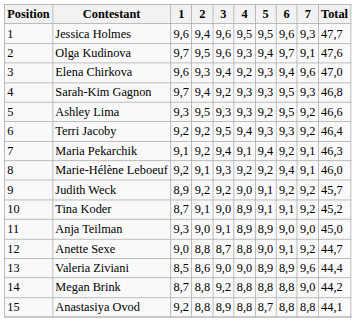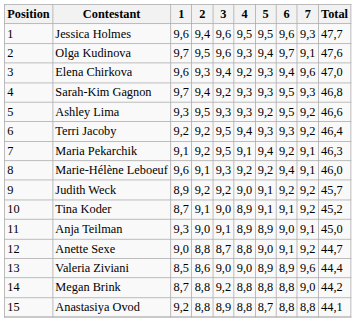(223, 151) 9,4 -> (223, 151) 9,5
(181, 170) 9,2 -> (181, 170) 9,6
(308, 229) 9,0 -> (308, 229) 9,1
